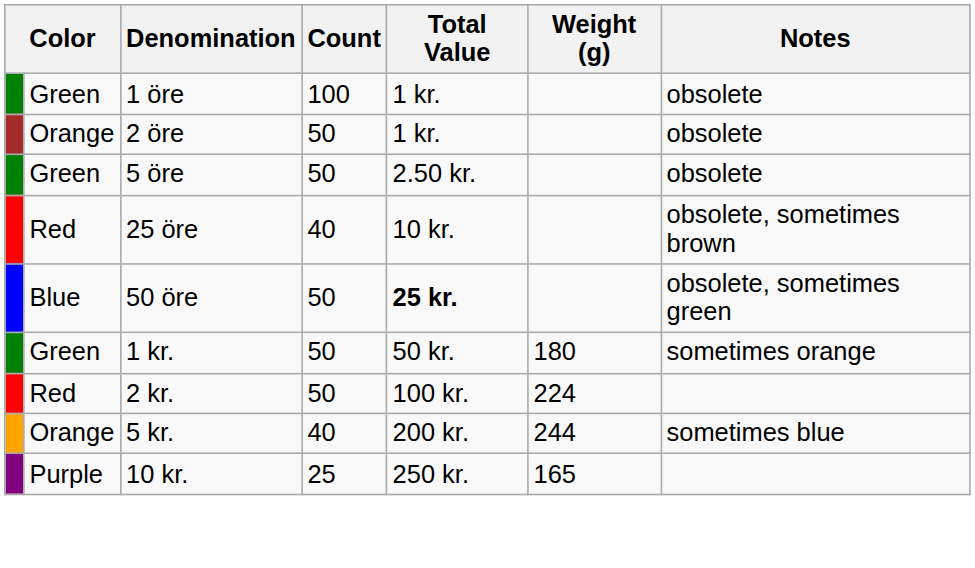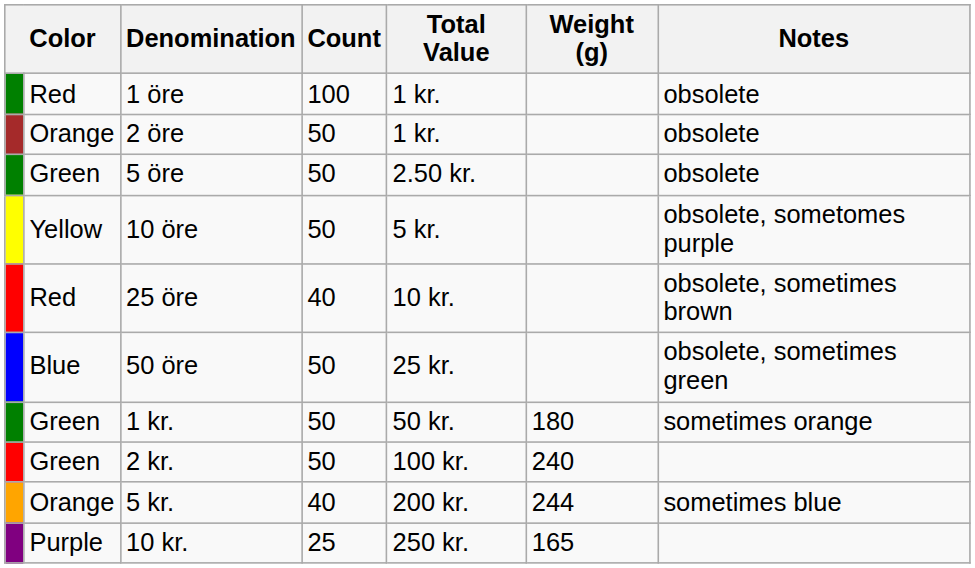(65, 93) Green -> (53, 93) Red
+ row: (162, 228)
(425, 297) bold -> (424, 366) normal
(53, 392) Red -> (65, 461) Green
(555, 392) 224 -> (553, 461) 240
